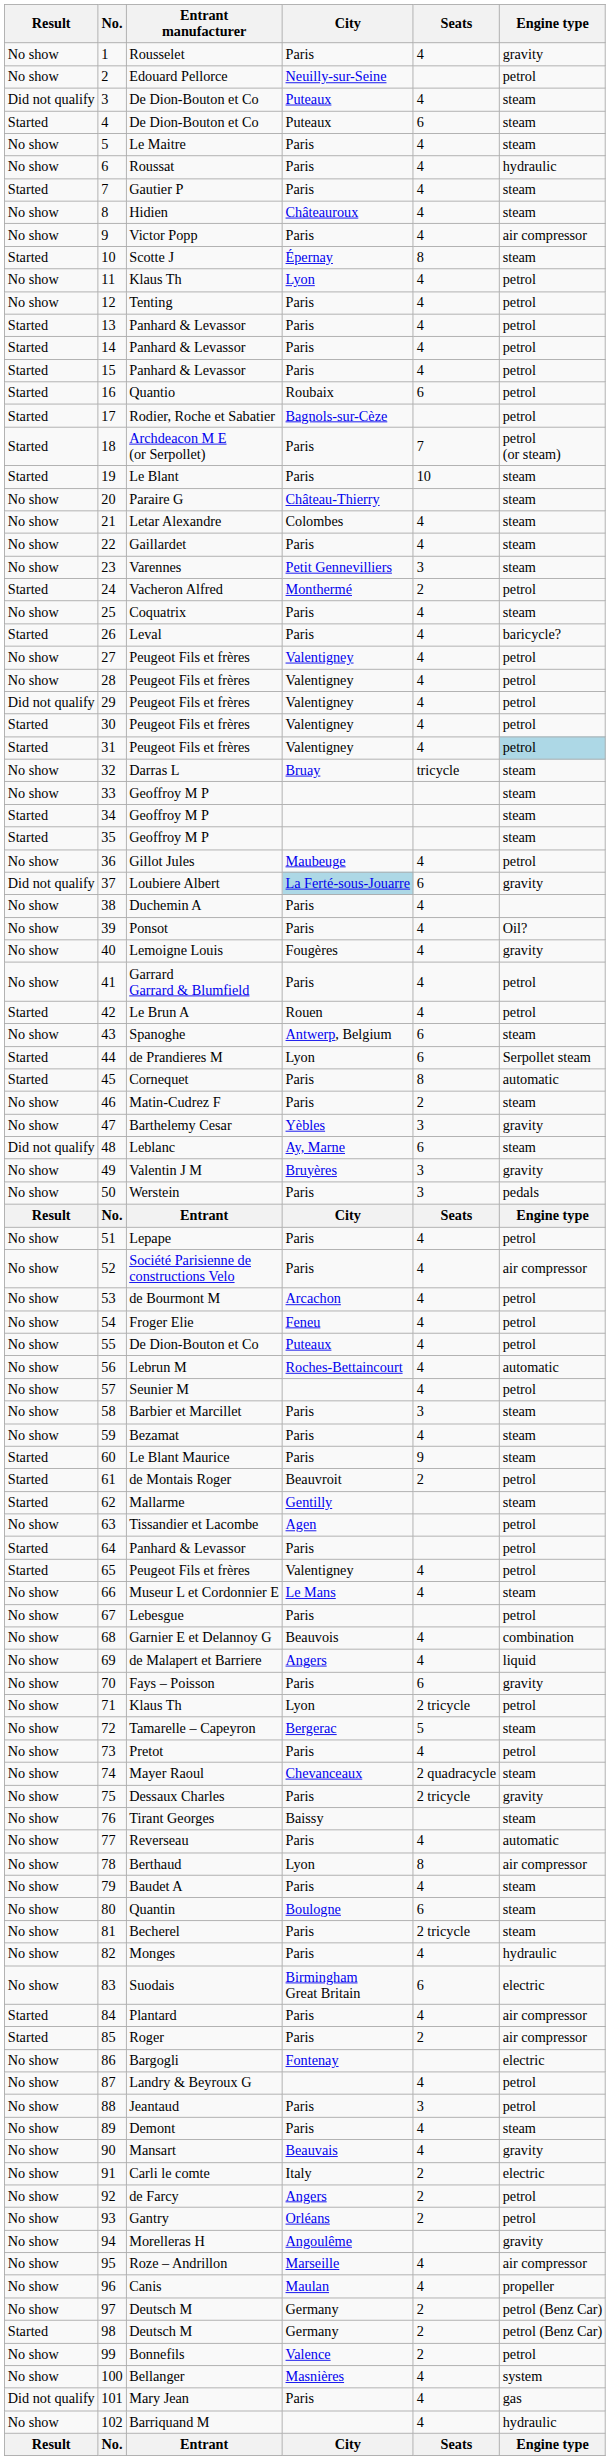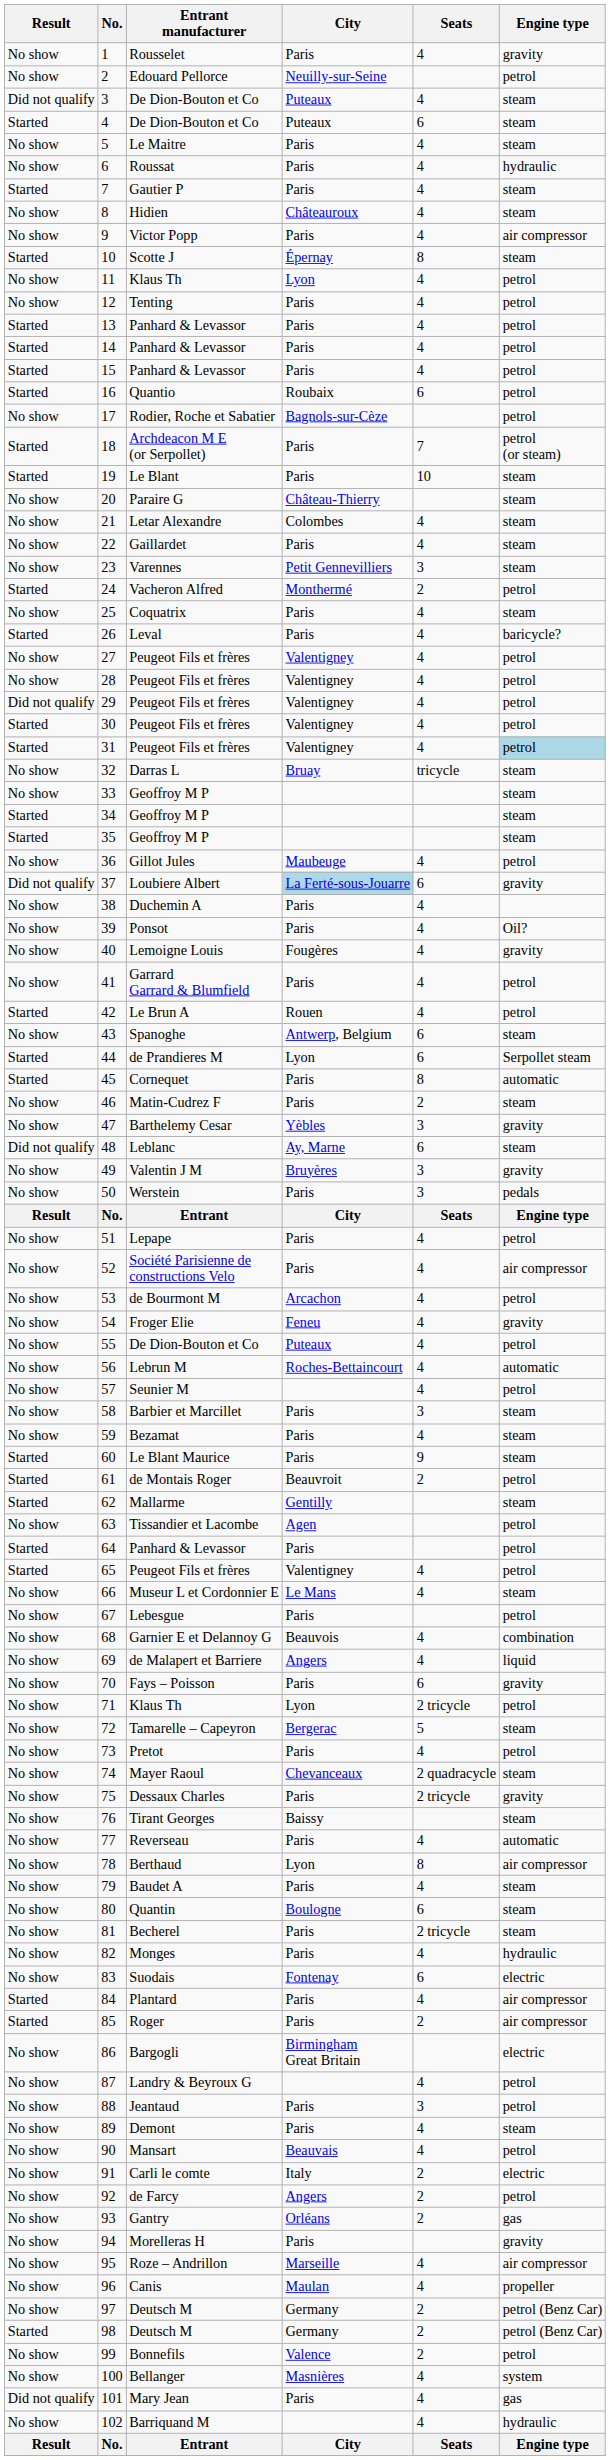(28, 415) Started -> (33, 415) No show
(519, 1321) petrol -> (523, 1321) gravity
(323, 1984) Birmingham Great Britain -> (312, 1976) Fontenay
(312, 2060) Fontenay -> (323, 2052) Birmingham Great Britain
(523, 2151) gravity -> (519, 2151) petrol
(519, 2218) petrol -> (512, 2218) gas
(319, 2241) Angoulême -> (300, 2241) Paris
